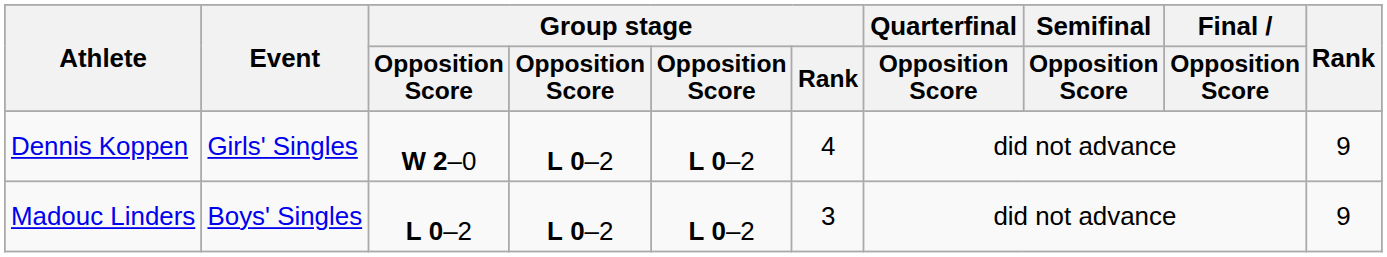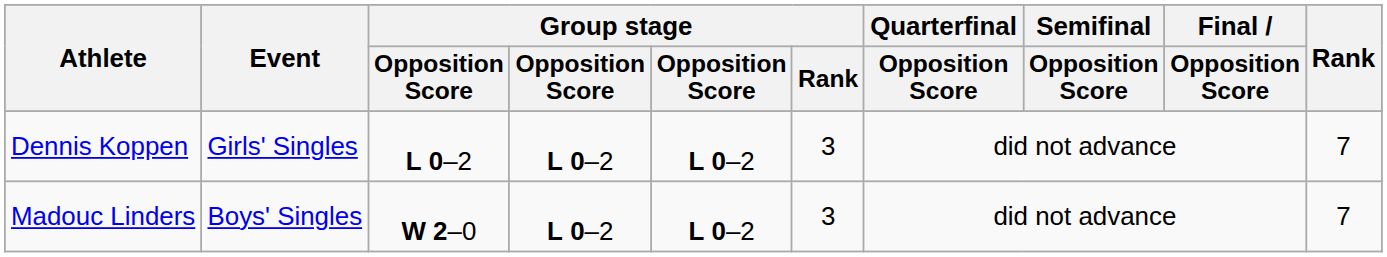(439, 161) W 2–0 -> (439, 161) L 0–2
(828, 147) 4 -> (828, 147) 3
(1344, 147) 9 -> (1344, 147) 7
(439, 231) L 0–2 -> (439, 231) W 2–0
(1344, 217) 9 -> (1344, 217) 7
